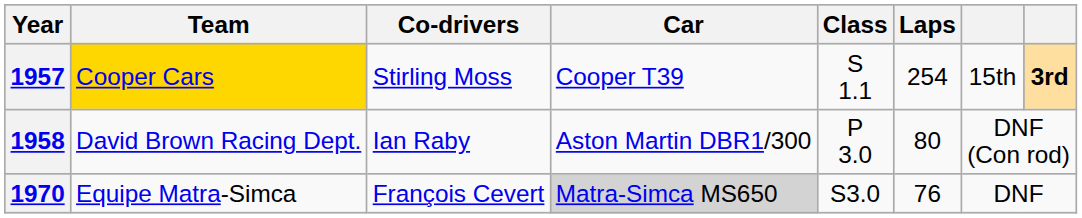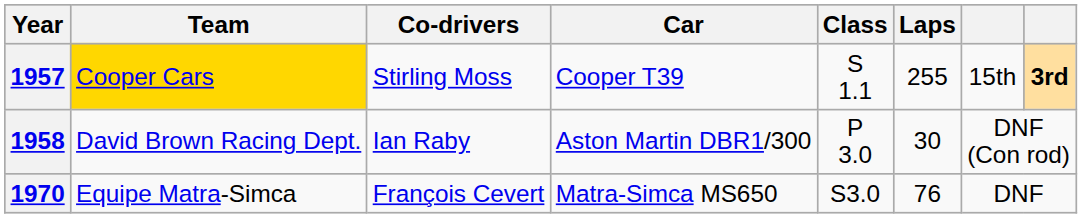(927, 76) 254 -> (927, 76) 255
(927, 142) 80 -> (927, 142) 30
(667, 194) lightgrey background -> (667, 194) no background
